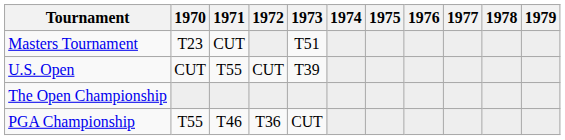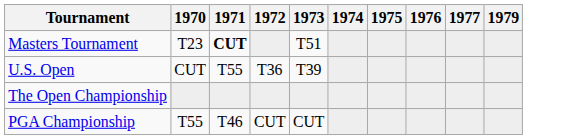- column: (502, 17)
(229, 43) normal -> (230, 43) bold
(268, 69) CUT -> (270, 69) T36
(268, 121) T36 -> (270, 121) CUT
